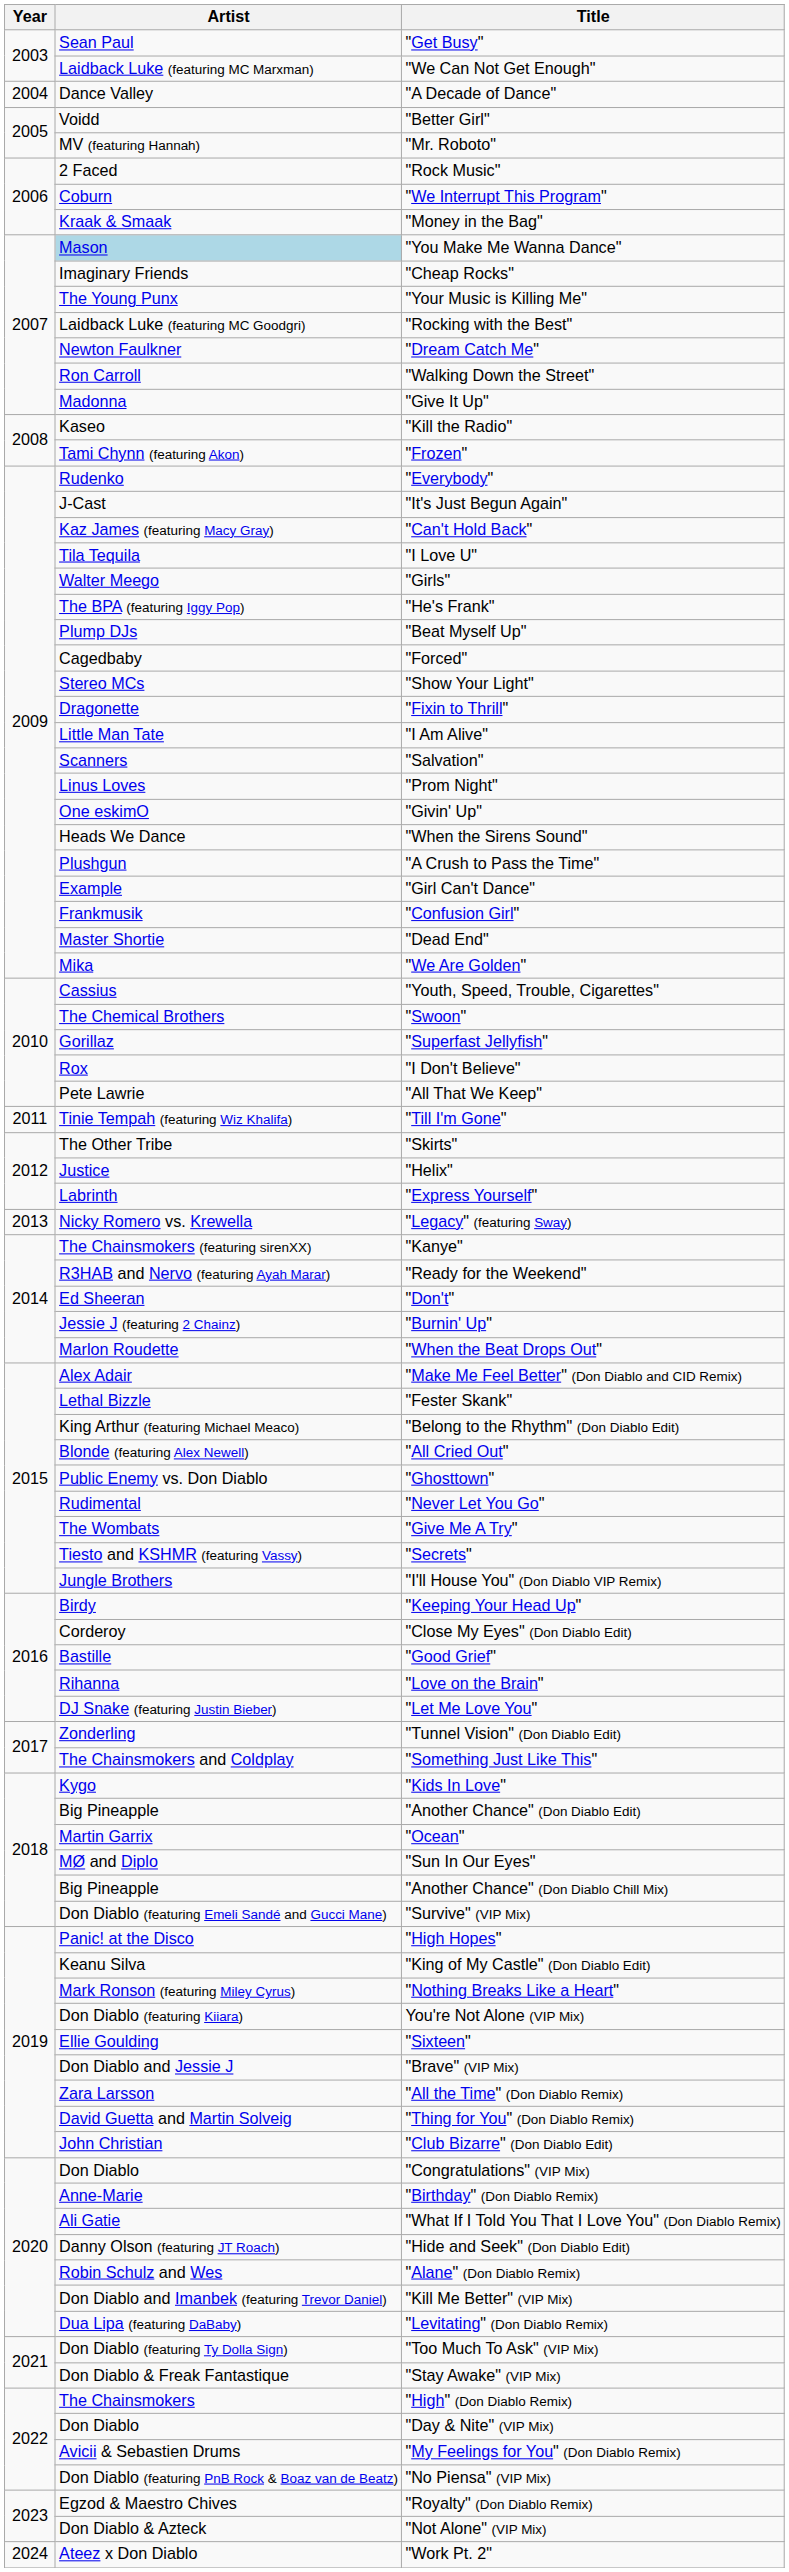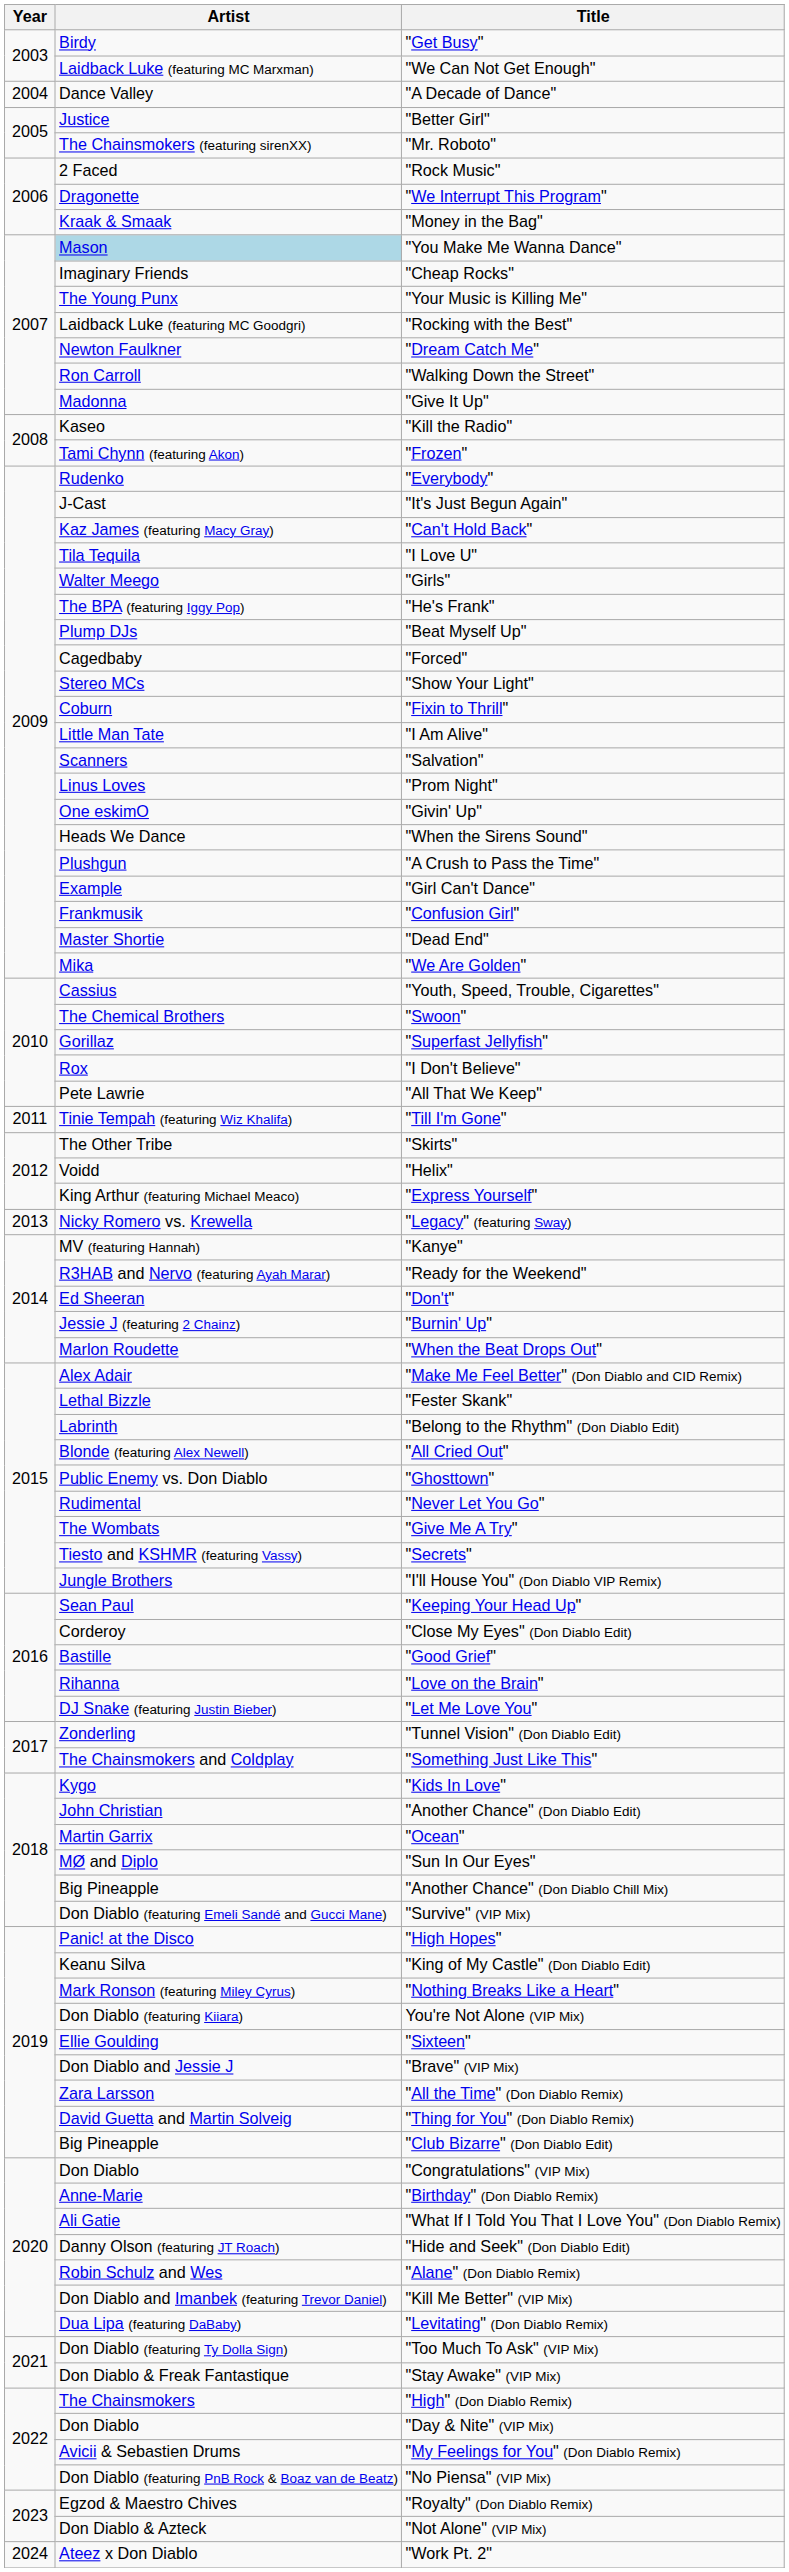(96, 42) Sean Paul -> (78, 42) Birdy
(79, 119) Voidd -> (84, 119) Justice
(130, 145) MV (featuring Hannah) -> (185, 145) The Chainsmokers (featuring sirenXX)
(86, 196) Coburn -> (99, 196) Dragonette
(99, 709) Dragonette -> (86, 709) Coburn
(84, 1170) Justice -> (79, 1170) Voidd
(88, 1196) Labrinth -> (179, 1196) King Arthur (featuring Michael Meaco)
(185, 1247) The Chainsmokers (featuring sirenXX) -> (130, 1247) MV (featuring Hannah)
(179, 1426) King Arthur (featuring Michael Meaco) -> (88, 1426) Labrinth
(78, 1606) Birdy -> (96, 1606) Sean Paul
(109, 1811) Big Pineapple -> (111, 1811) John Christian
(111, 2144) John Christian -> (109, 2144) Big Pineapple
